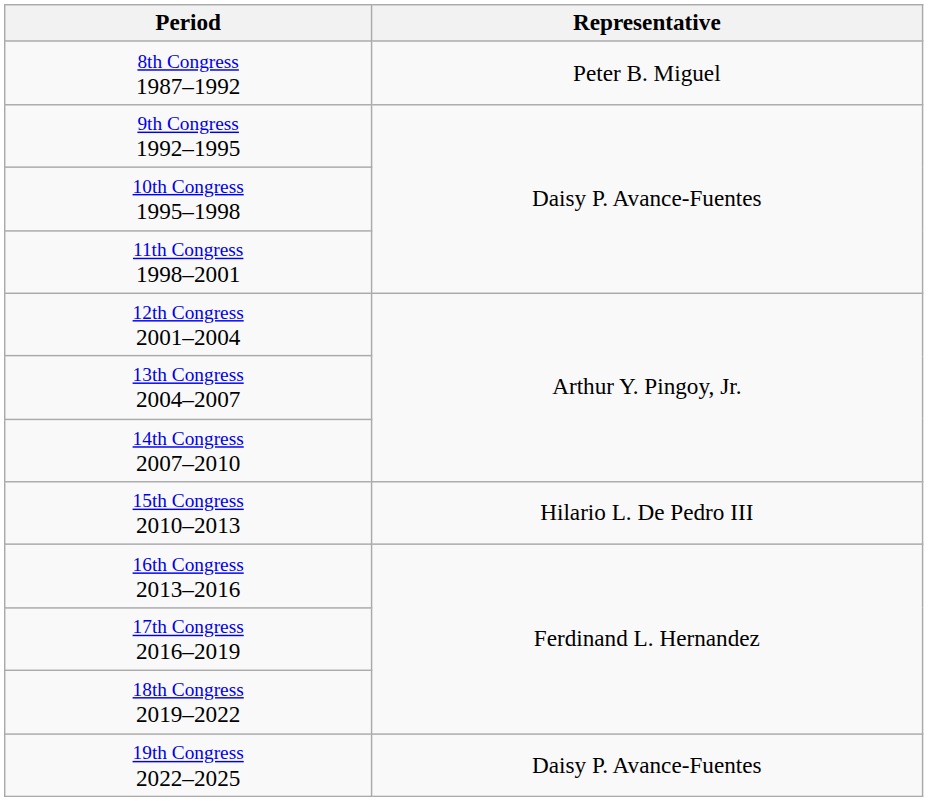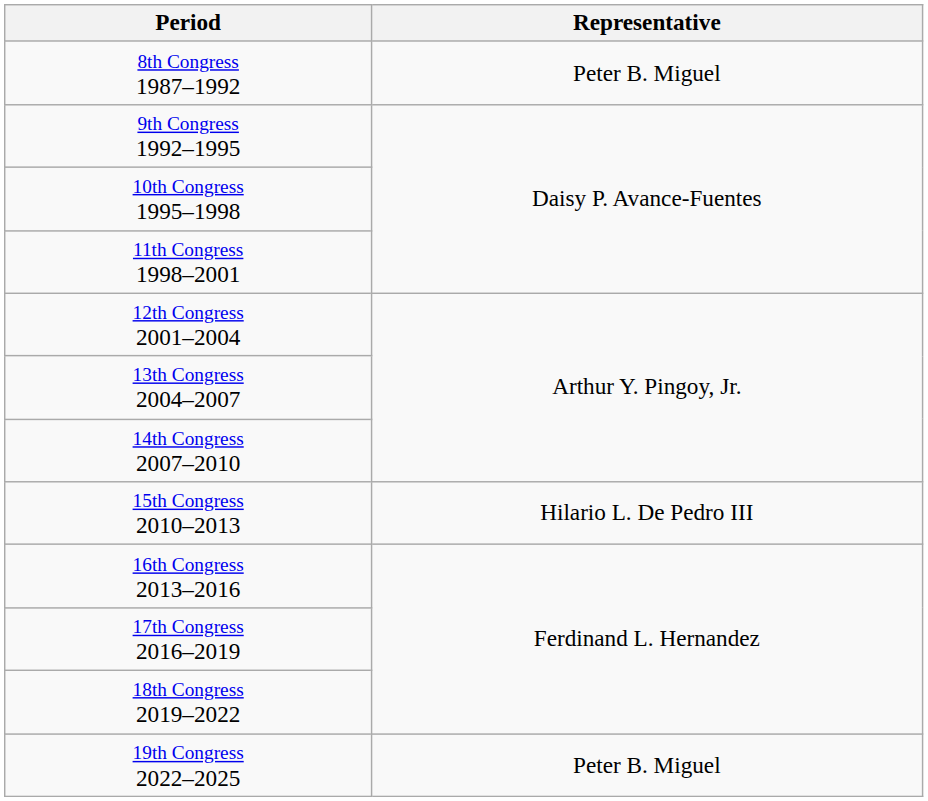(647, 764) Daisy P. Avance-Fuentes -> (647, 764) Peter B. Miguel
